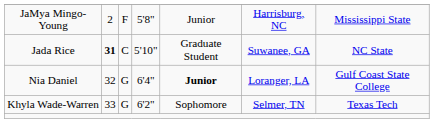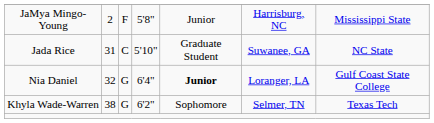(110, 50) bold -> (110, 50) normal
(110, 104) 33 -> (110, 104) 38
